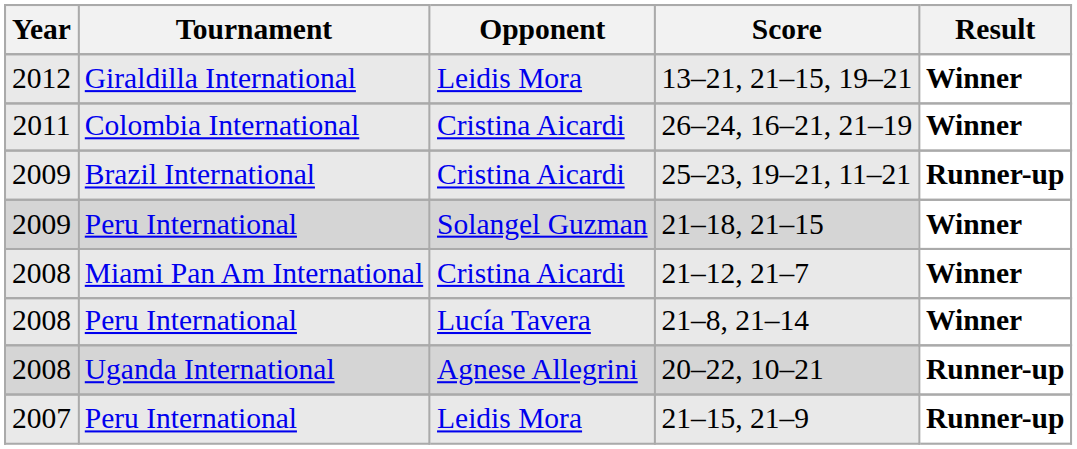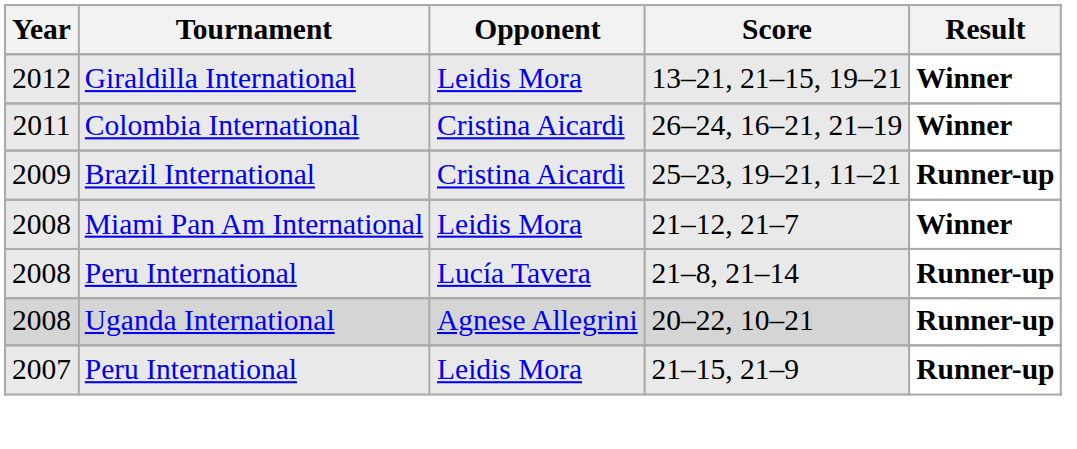- row: (743, 223)
(531, 272) Cristina Aicardi -> (510, 223) Leidis Mora
(974, 321) Winner -> (985, 272) Runner-up
